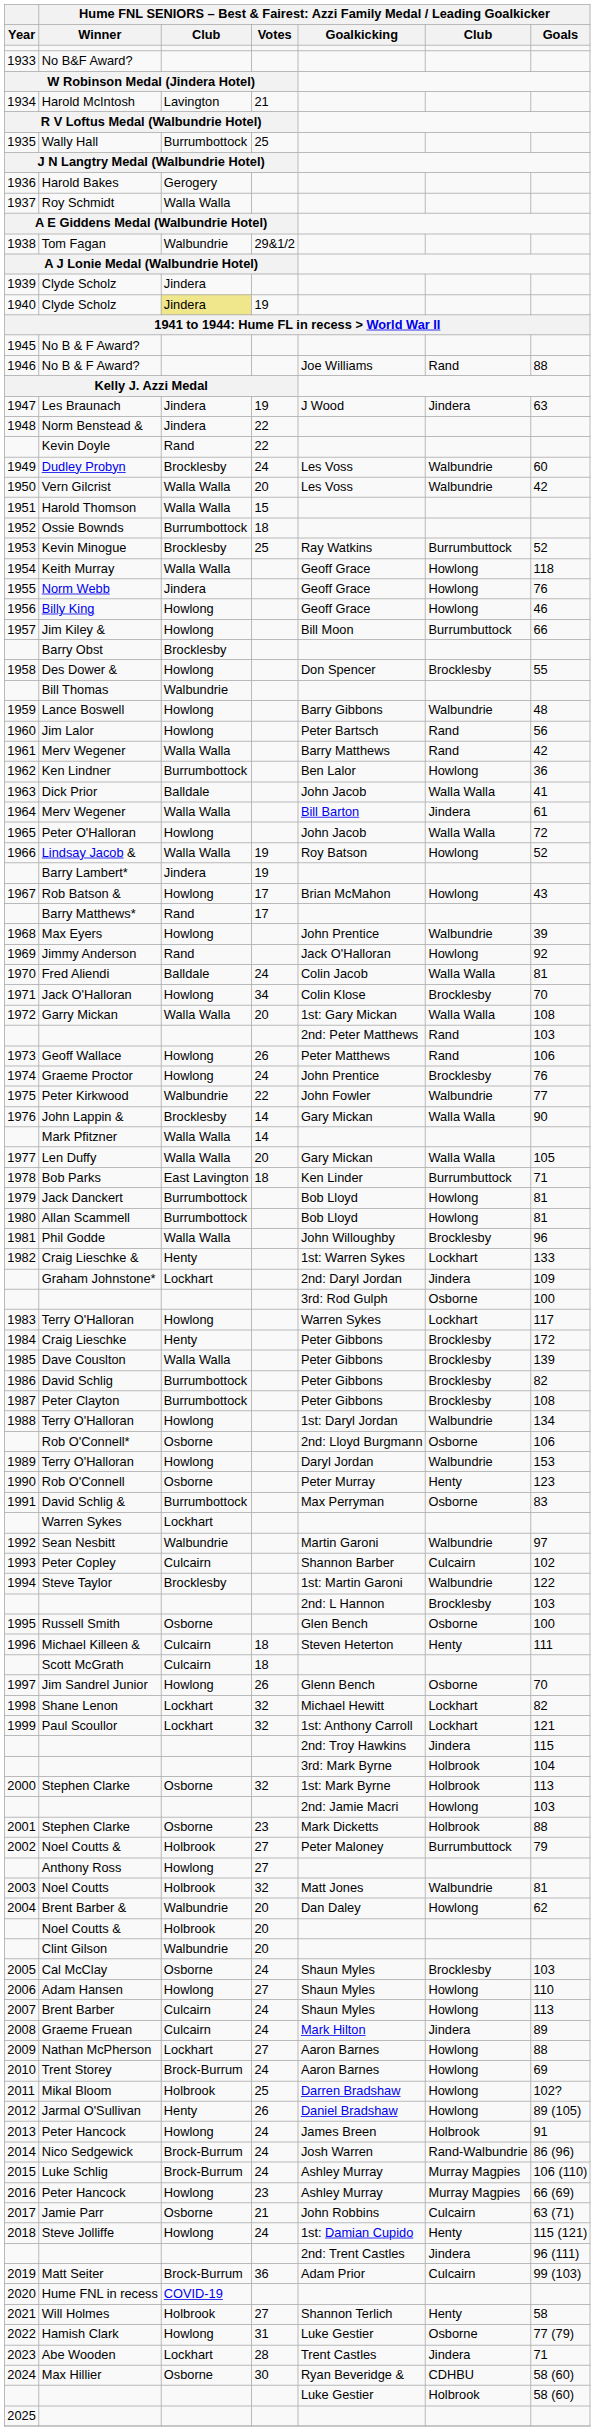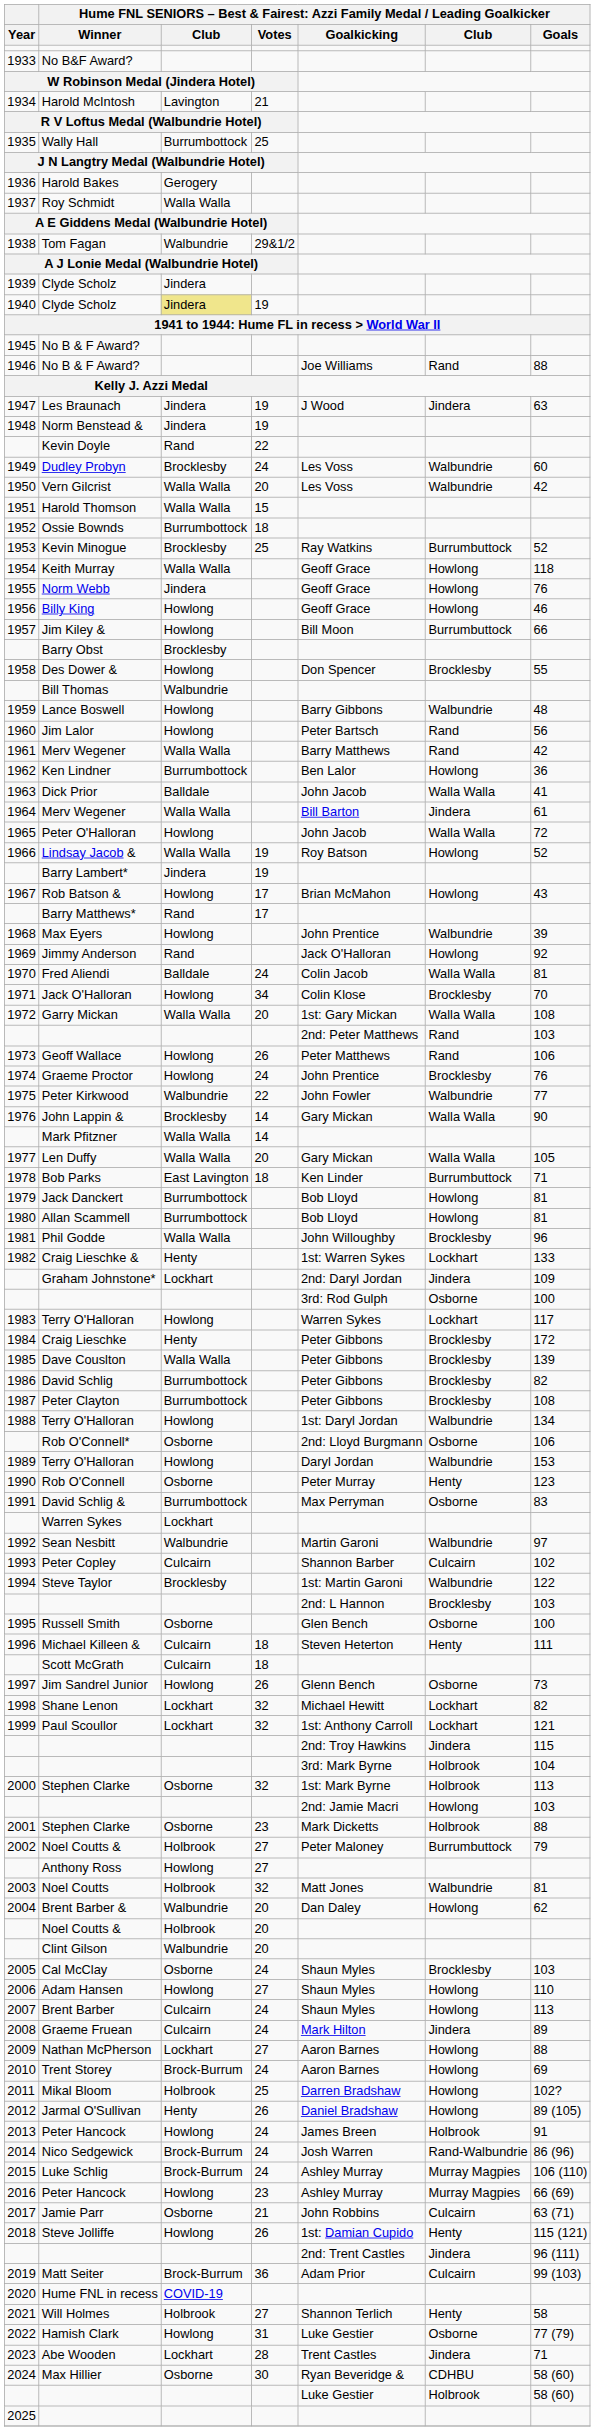(262, 426) 22 -> (262, 426) 19
(541, 1685) 70 -> (541, 1685) 73
(262, 2233) 24 -> (262, 2233) 26
